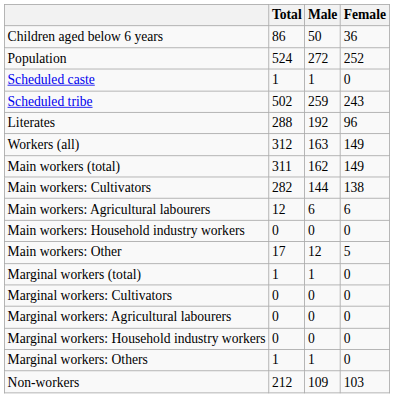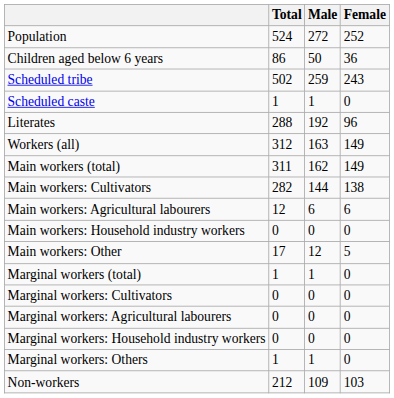rows swapped: (37, 58) <-> (85, 36)
rows swapped: (51, 79) <-> (50, 101)
